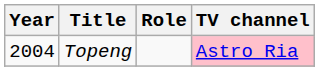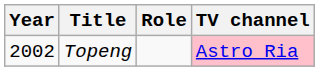(32, 51) 2004 -> (32, 51) 2002
